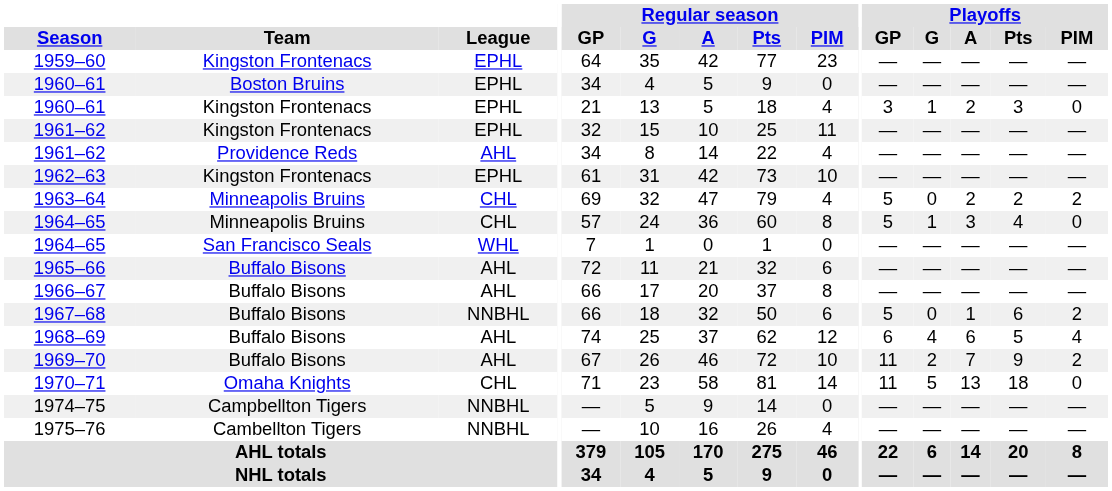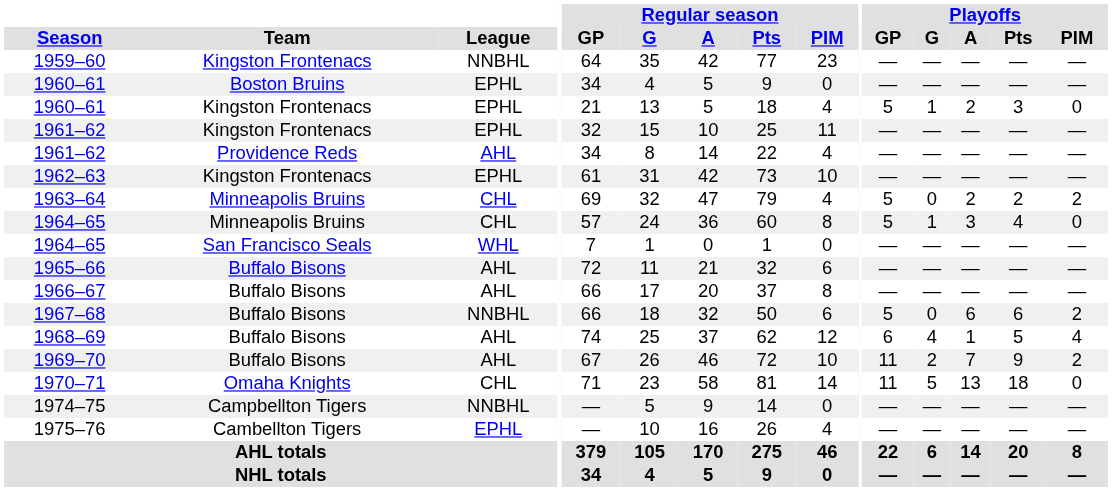(498, 61) EPHL -> (498, 61) NNBHL
(888, 107) 3 -> (888, 107) 5
(971, 314) 1 -> (971, 314) 6
(971, 337) 6 -> (971, 337) 1
(498, 429) NNBHL -> (498, 429) EPHL
